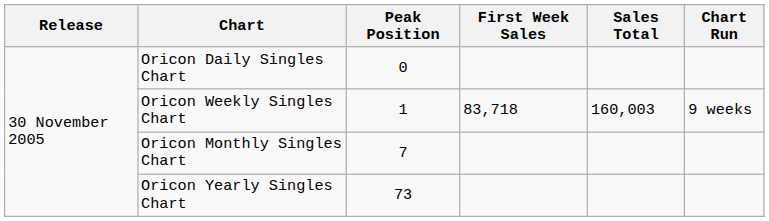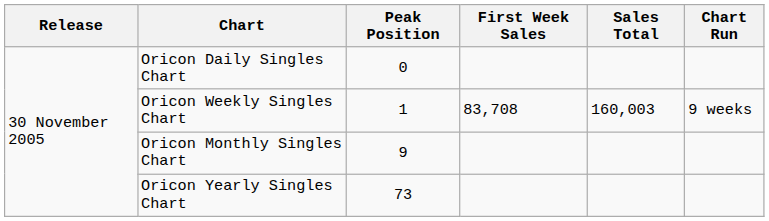(491, 110) 83,718 -> (491, 110) 83,708
(403, 153) 7 -> (403, 153) 9
